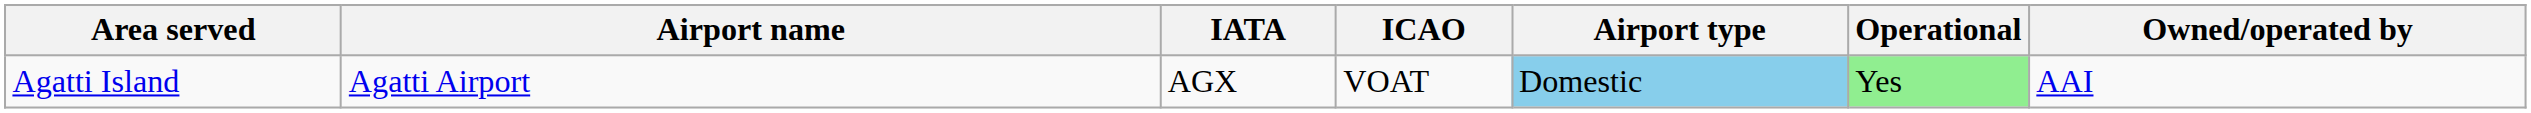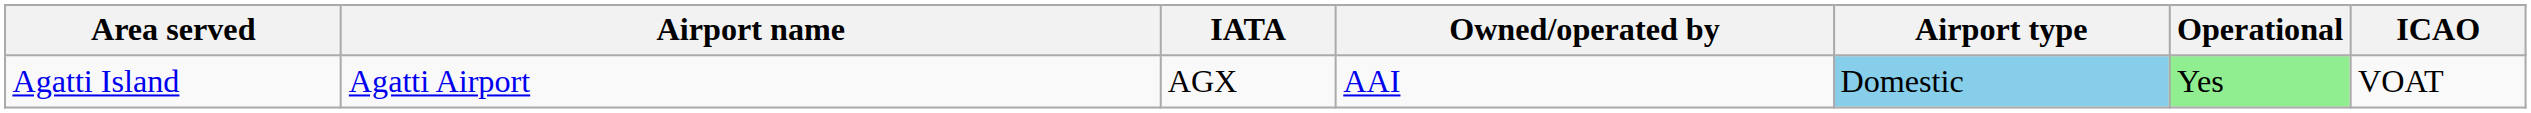columns swapped: (1424, 30) <-> (2278, 30)
